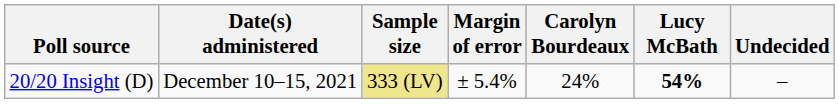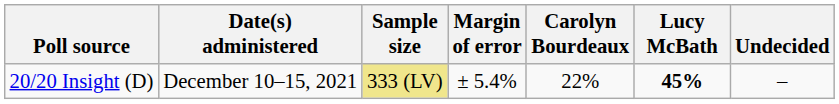(580, 80) 24% -> (580, 80) 22%
(682, 80) 54% -> (682, 80) 45%
